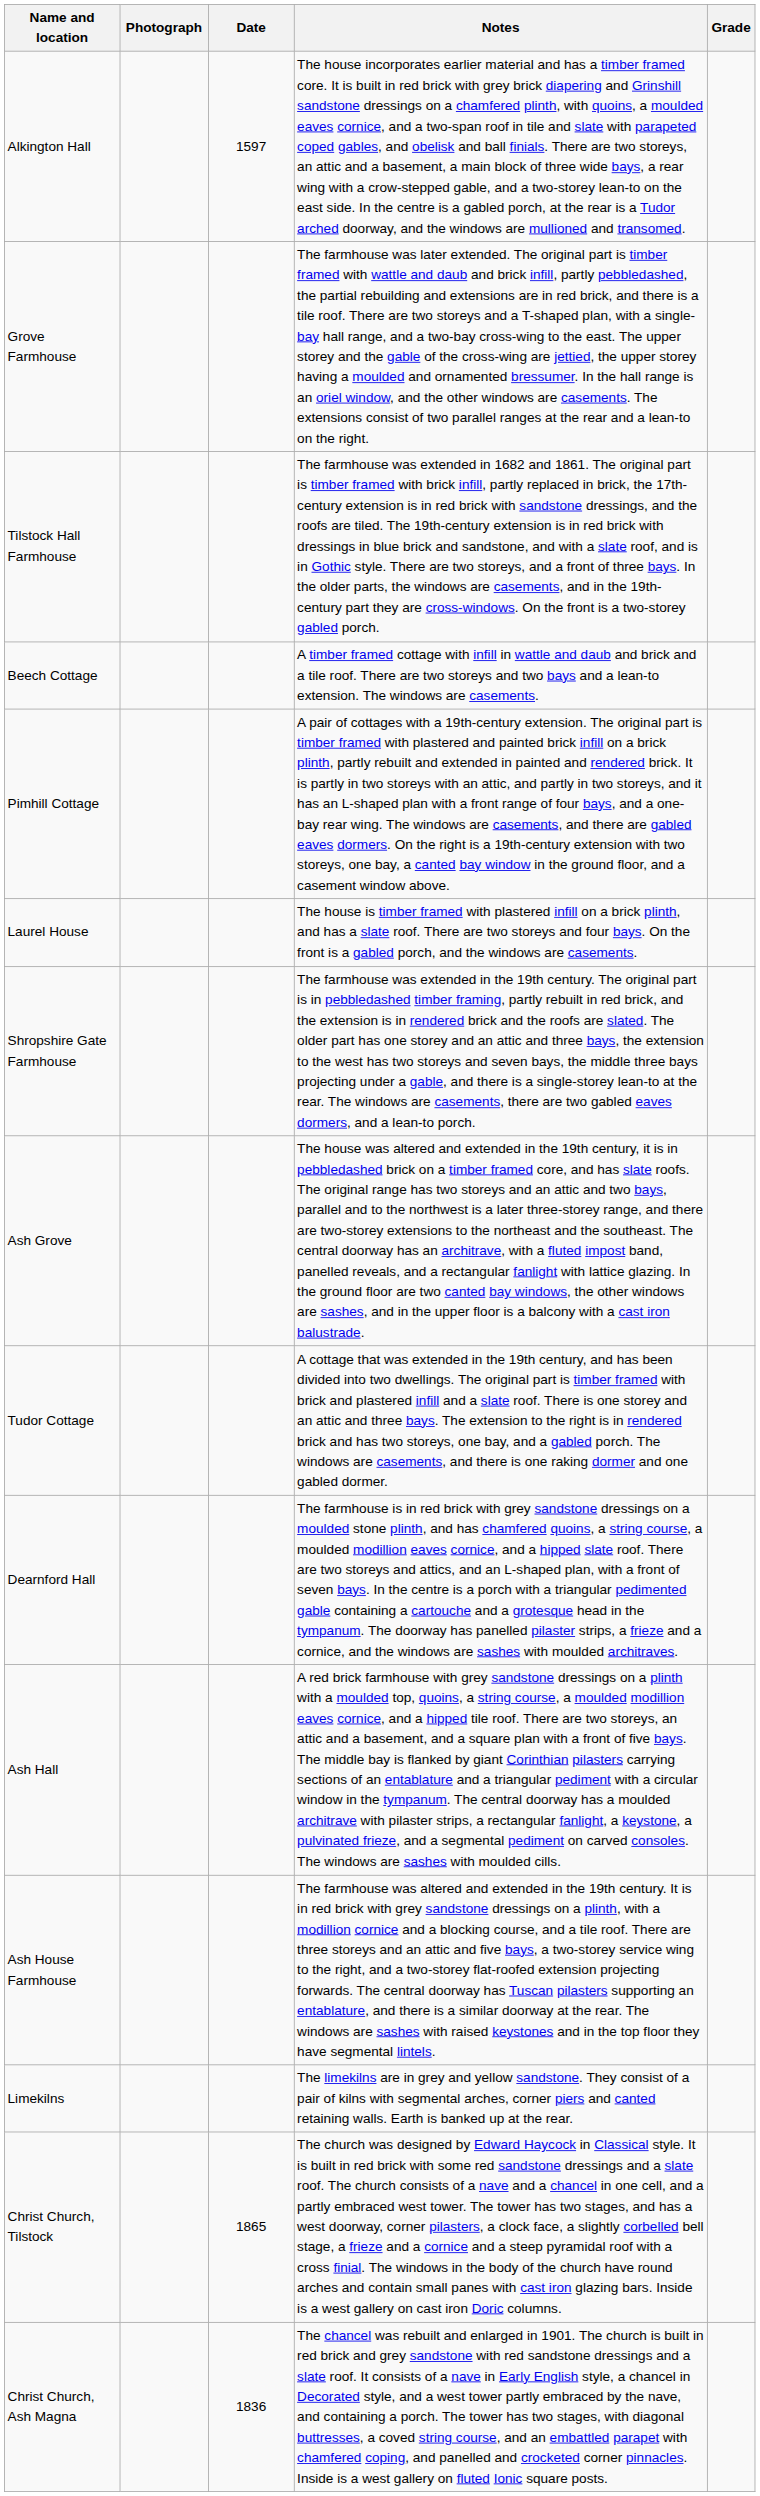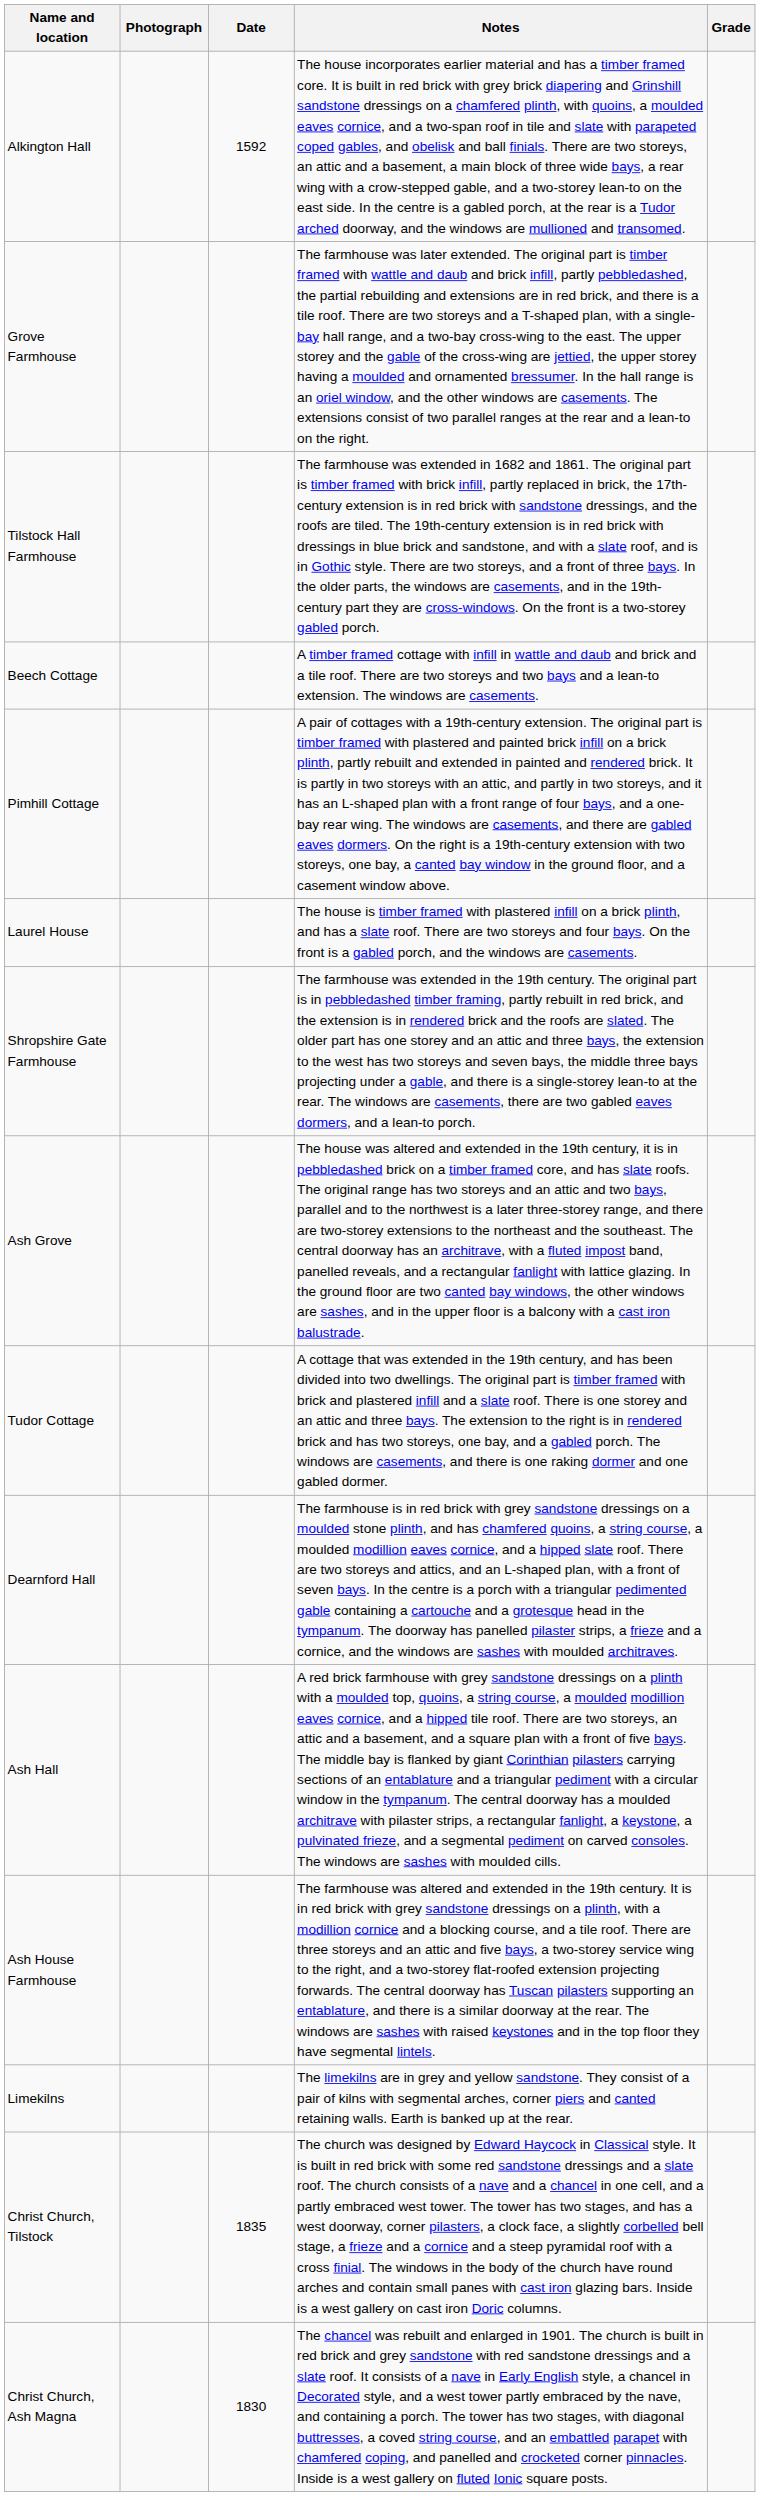(251, 146) 1597 -> (251, 146) 1592
(251, 2227) 1865 -> (251, 2227) 1835
(251, 2406) 1836 -> (251, 2406) 1830
